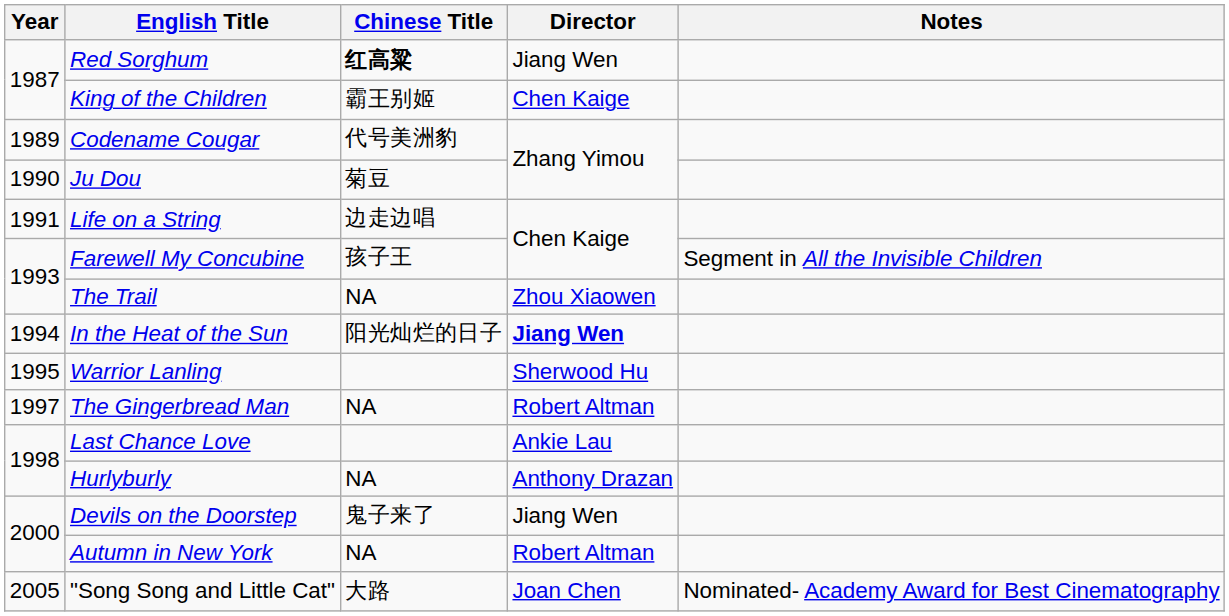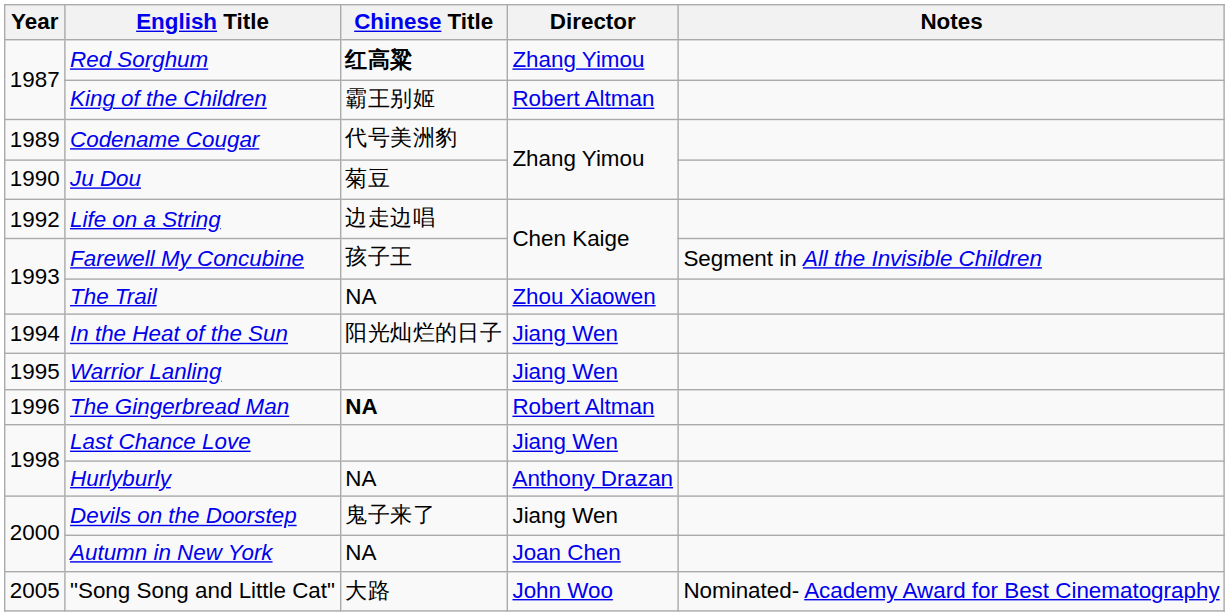(565, 59) Jiang Wen -> (578, 59) Zhang Yimou
(571, 99) Chen Kaige -> (583, 99) Robert Altman
(35, 218) 1991 -> (35, 218) 1992
(568, 333) bold -> (565, 333) normal
(580, 371) Sherwood Hu -> (565, 371) Jiang Wen
(35, 406) 1997 -> (35, 406) 1996
(361, 406) normal -> (361, 406) bold
(562, 442) Ankie Lau -> (565, 442) Jiang Wen
(583, 553) Robert Altman -> (567, 553) Joan Chen
(567, 590) Joan Chen -> (563, 590) John Woo
